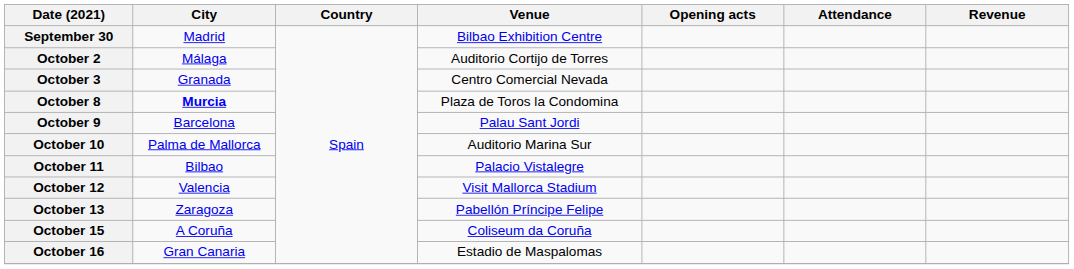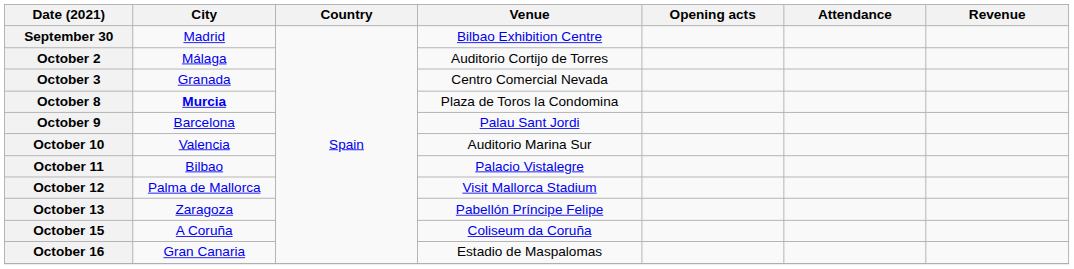(204, 144) Palma de Mallorca -> (204, 144) Valencia
(204, 187) Valencia -> (204, 187) Palma de Mallorca
